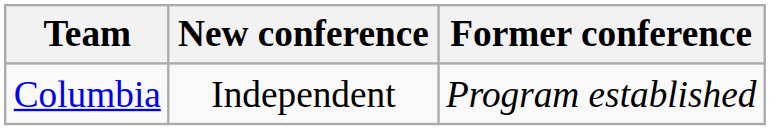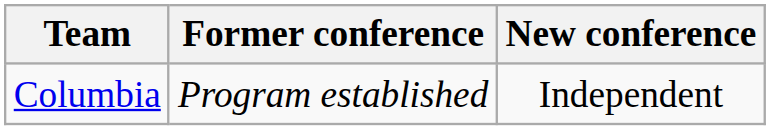columns swapped: (601, 34) <-> (303, 34)
